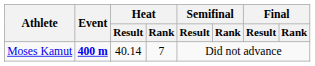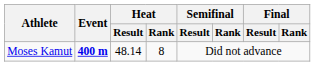(128, 51) 40.14 -> (128, 51) 48.14
(161, 51) 7 -> (161, 51) 8
